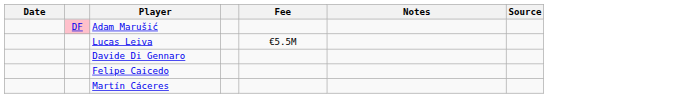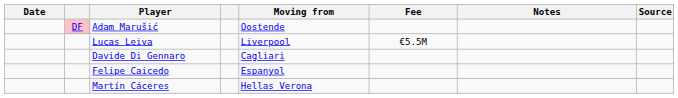+ column: (304, 12)
